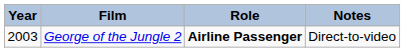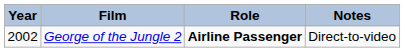(23, 37) 2003 -> (23, 37) 2002
